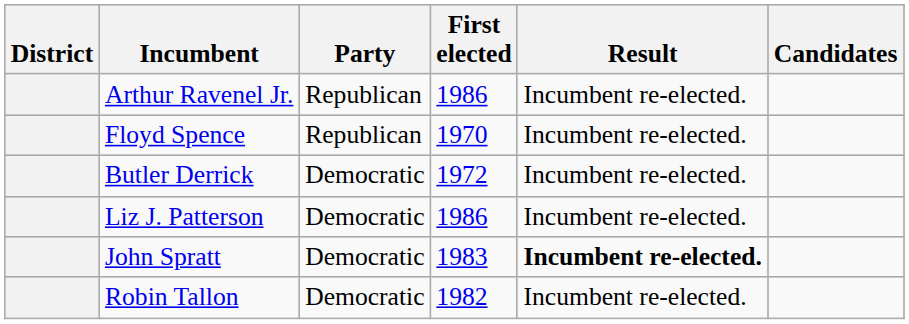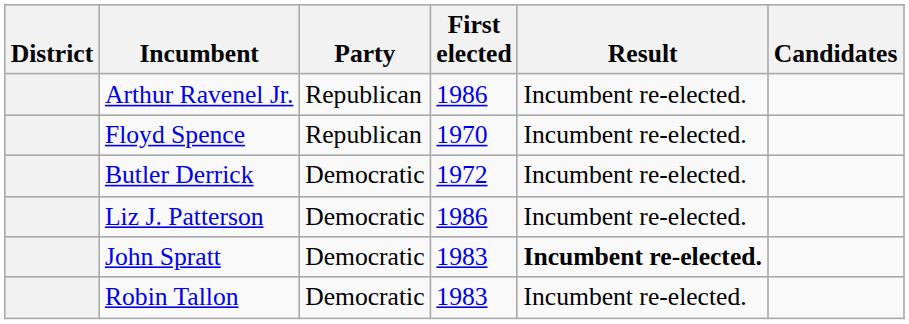(462, 297) 1982 -> (462, 297) 1983
